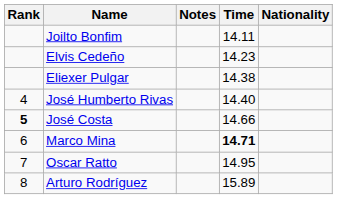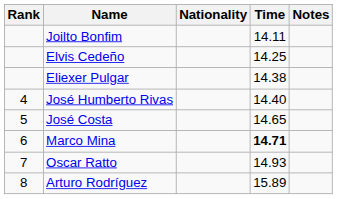columns swapped: (295, 15) <-> (198, 15)
(239, 57) 14.23 -> (270, 57) 14.25
(24, 120) bold -> (24, 120) normal
(239, 120) 14.66 -> (270, 120) 14.65
(239, 162) 14.95 -> (270, 162) 14.93
